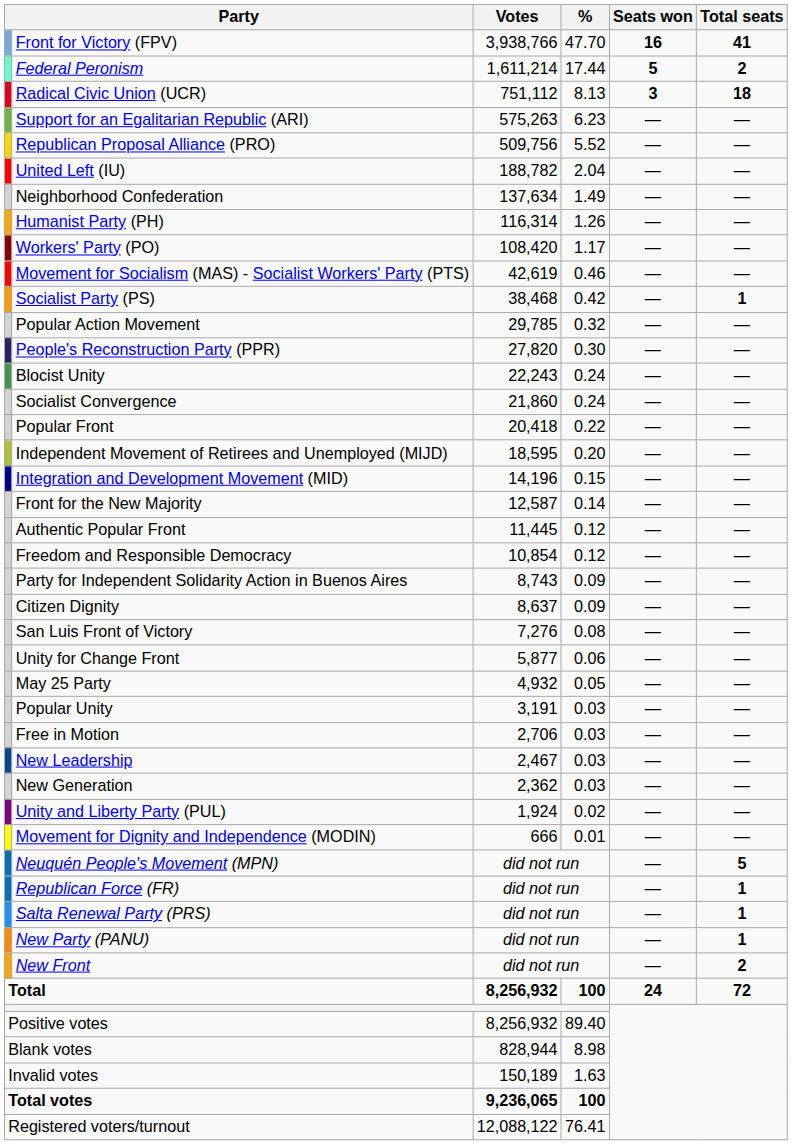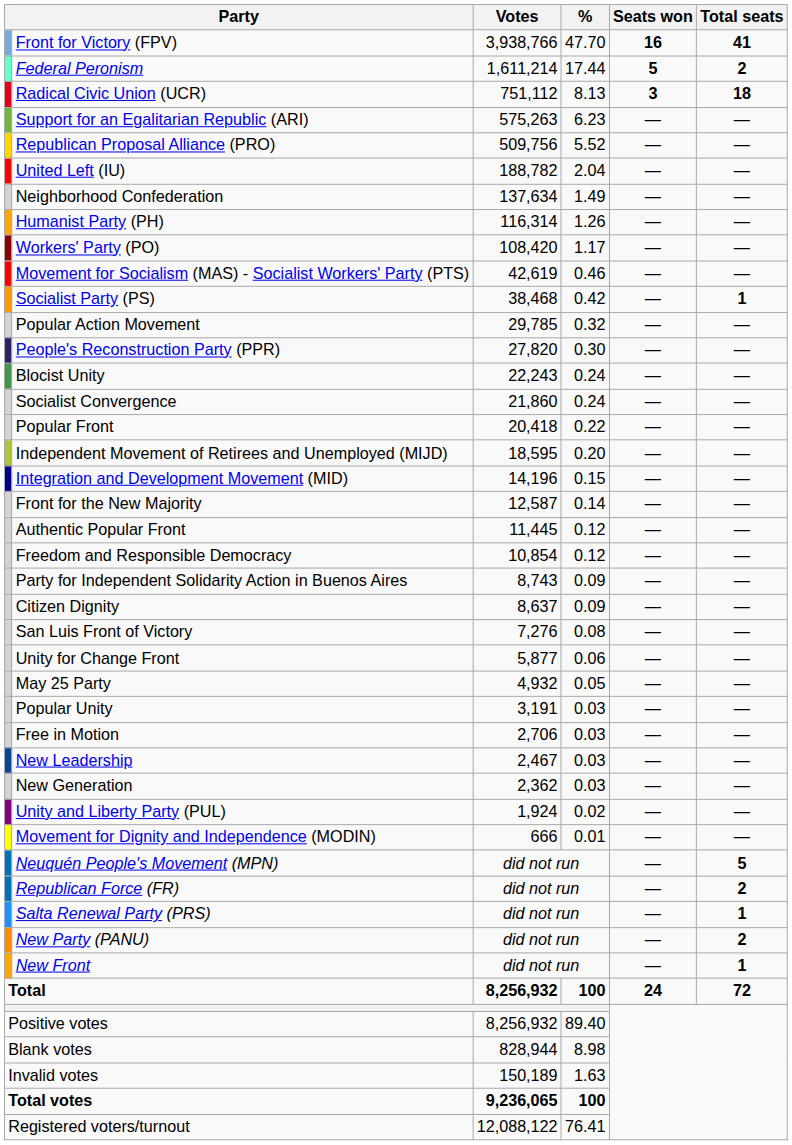(742, 888) 1 -> (742, 888) 2
(742, 939) 1 -> (742, 939) 2
(742, 965) 2 -> (742, 965) 1
